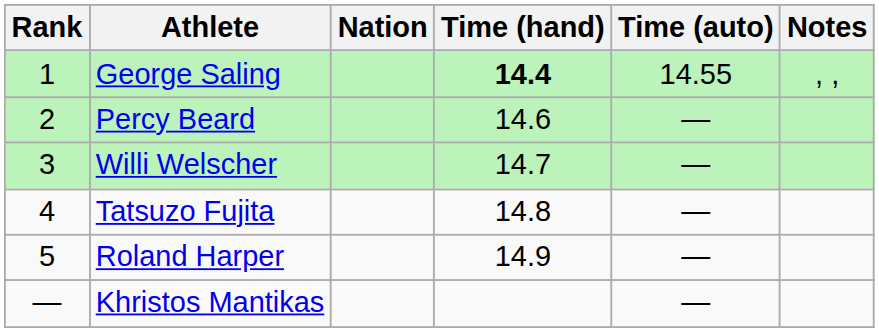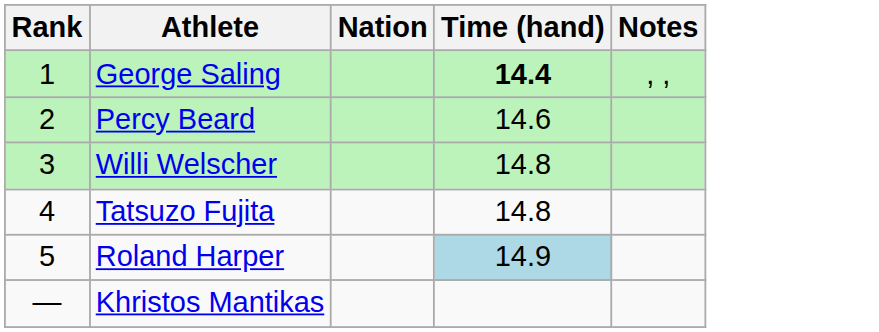- column: (696, 27)
(523, 165) 14.7 -> (523, 165) 14.8
(523, 257) no background -> (523, 257) lightblue background
